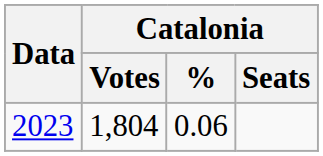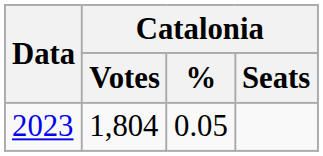(201, 126) 0.06 -> (201, 126) 0.05
